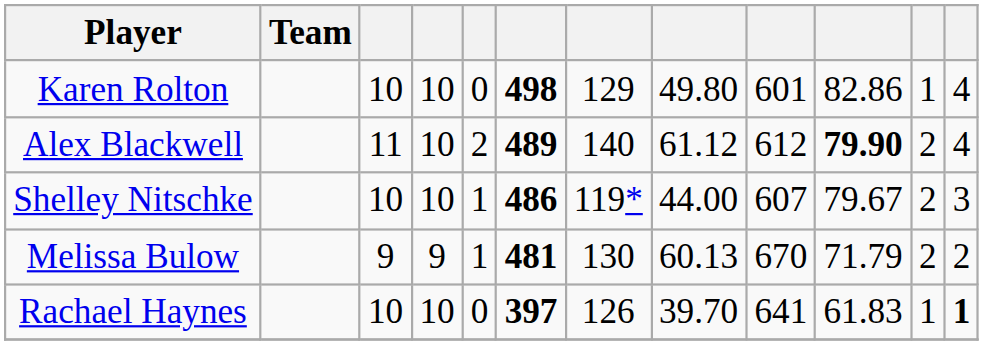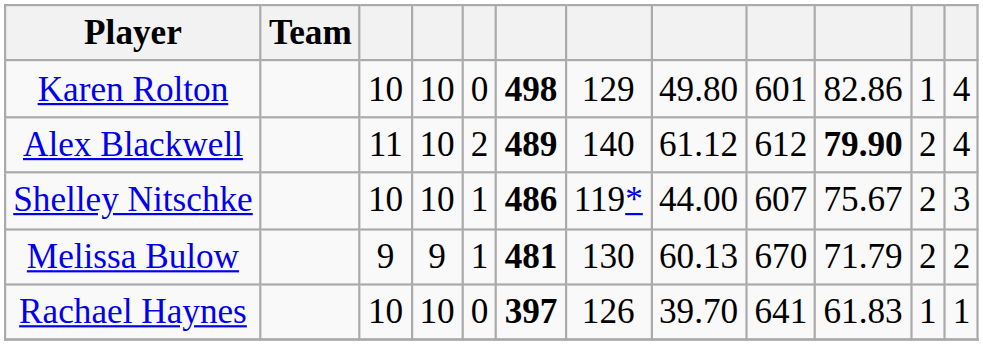(863, 199) 79.67 -> (863, 199) 75.67
(962, 311) bold -> (962, 311) normal
